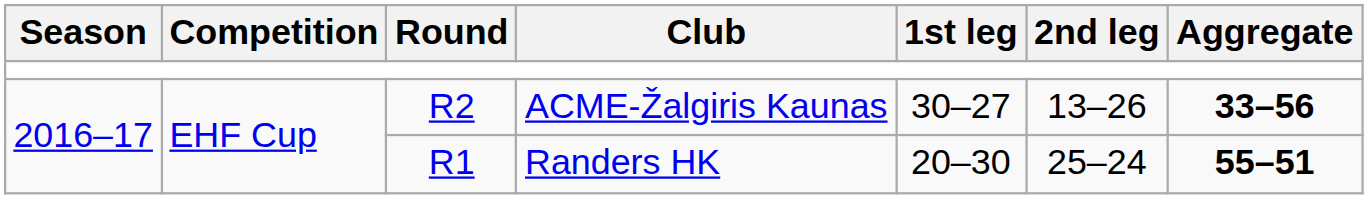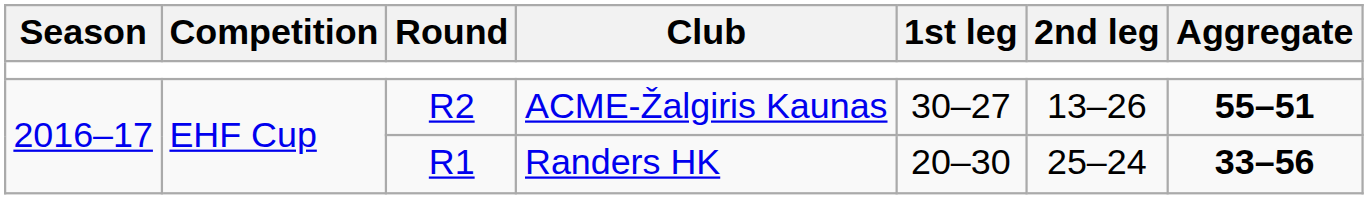(1265, 106) 33–56 -> (1265, 106) 55–51
(1265, 163) 55–51 -> (1265, 163) 33–56
